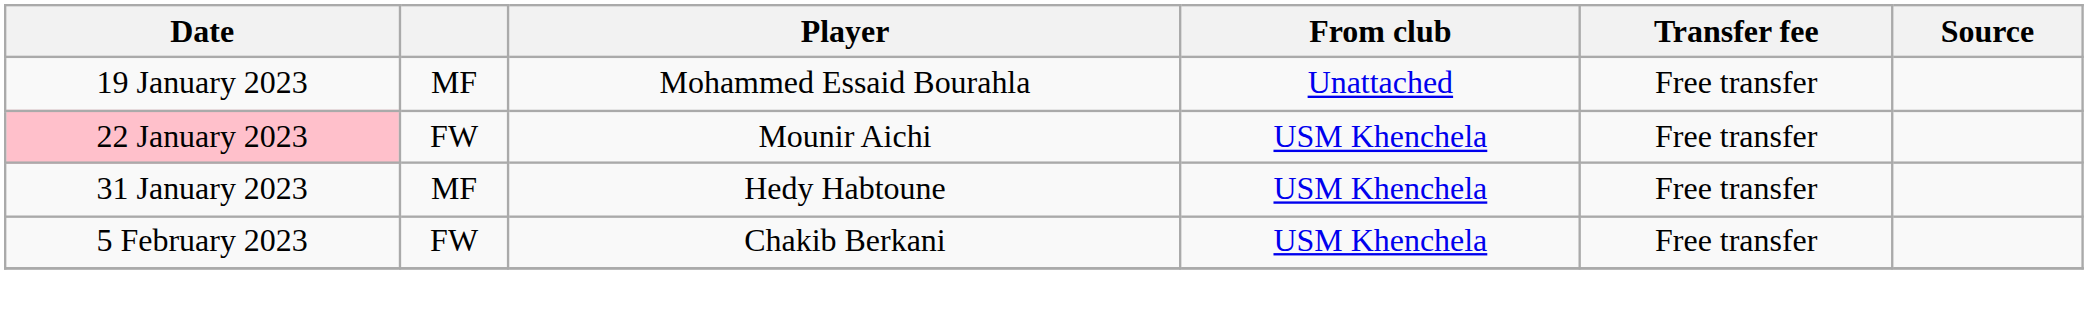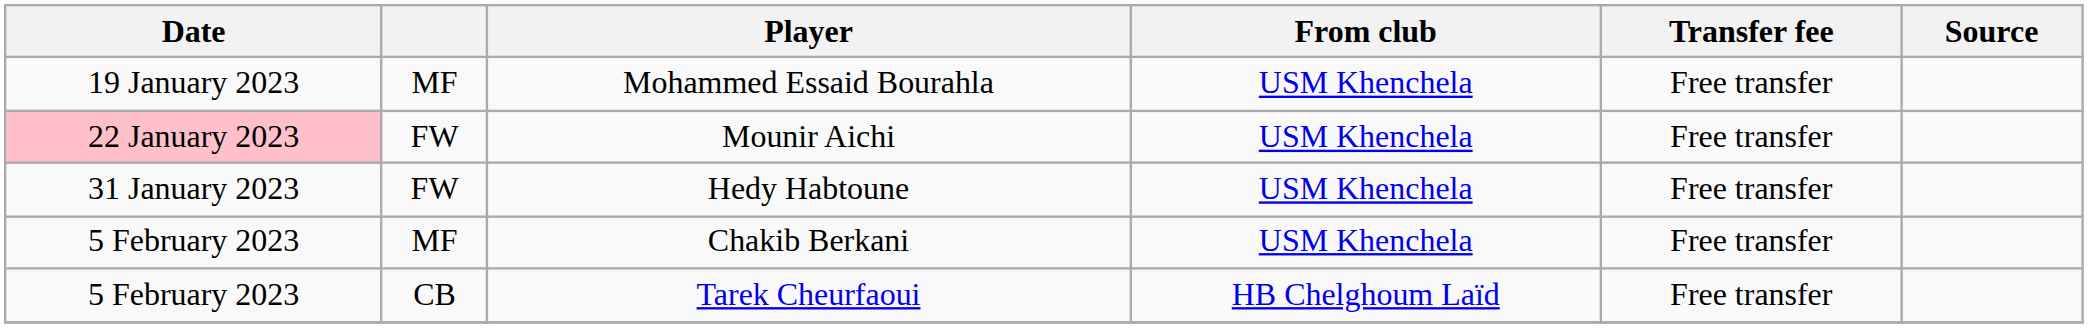(1380, 83) Unattached -> (1366, 83) USM Khenchela
(454, 188) MF -> (435, 188) FW
(454, 241) FW -> (435, 241) MF
+ row: (809, 294)
